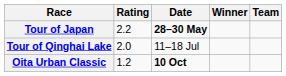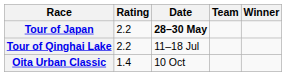columns swapped: (230, 12) <-> (266, 12)
(124, 46) 2.0 -> (124, 46) 2.2
(124, 63) 1.2 -> (124, 63) 1.4
(170, 63) bold -> (170, 63) normal
